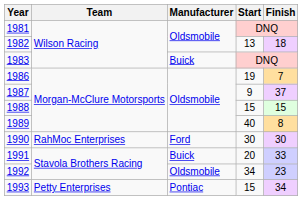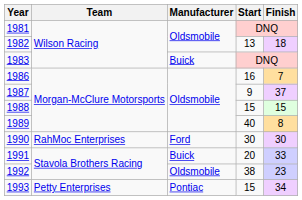(250, 76) 19 -> (250, 76) 16
(250, 172) 34 -> (250, 172) 38
